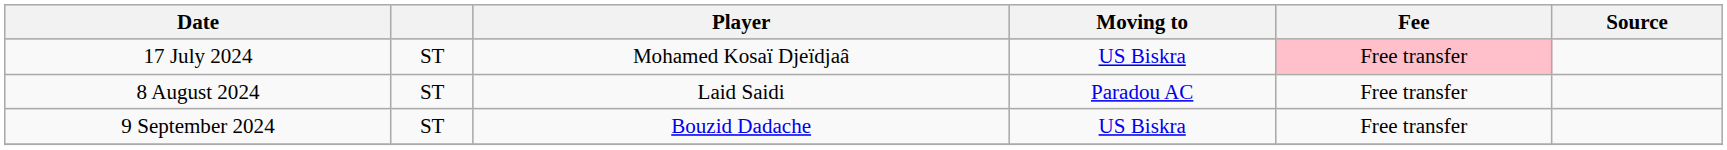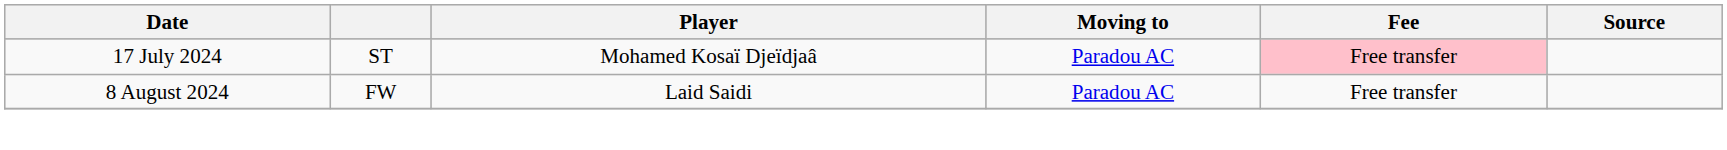(1142, 56) US Biskra -> (1123, 56) Paradou AC
(432, 91) ST -> (381, 91) FW
- row: (198, 125)
